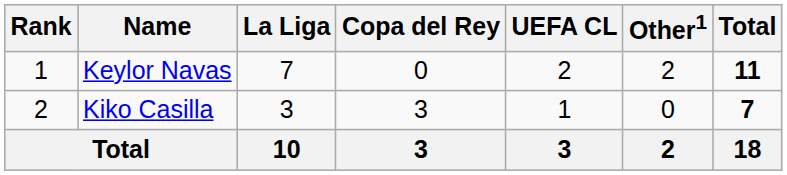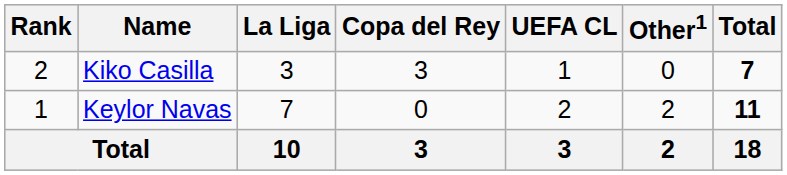rows swapped: (157, 70) <-> (148, 110)
